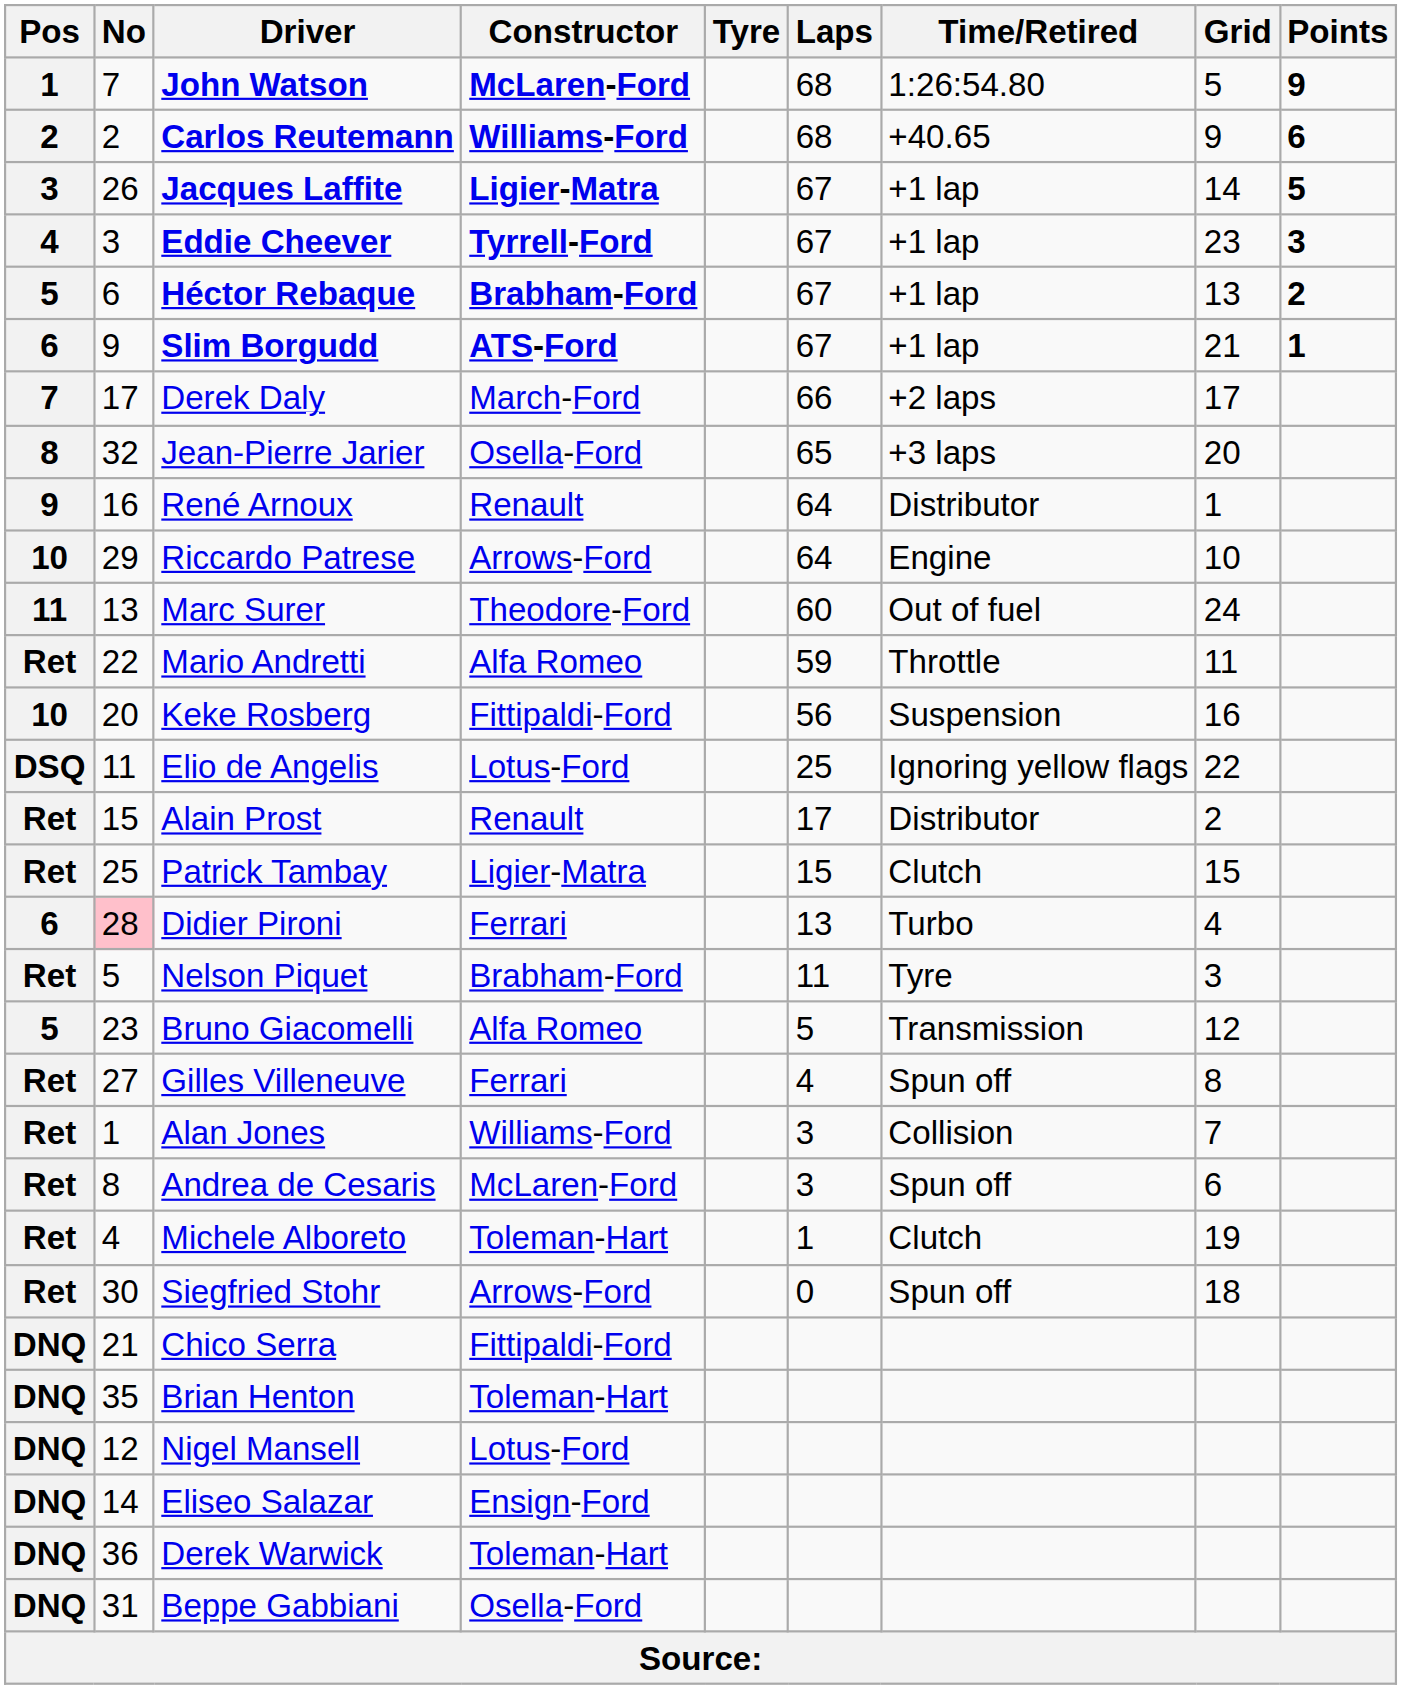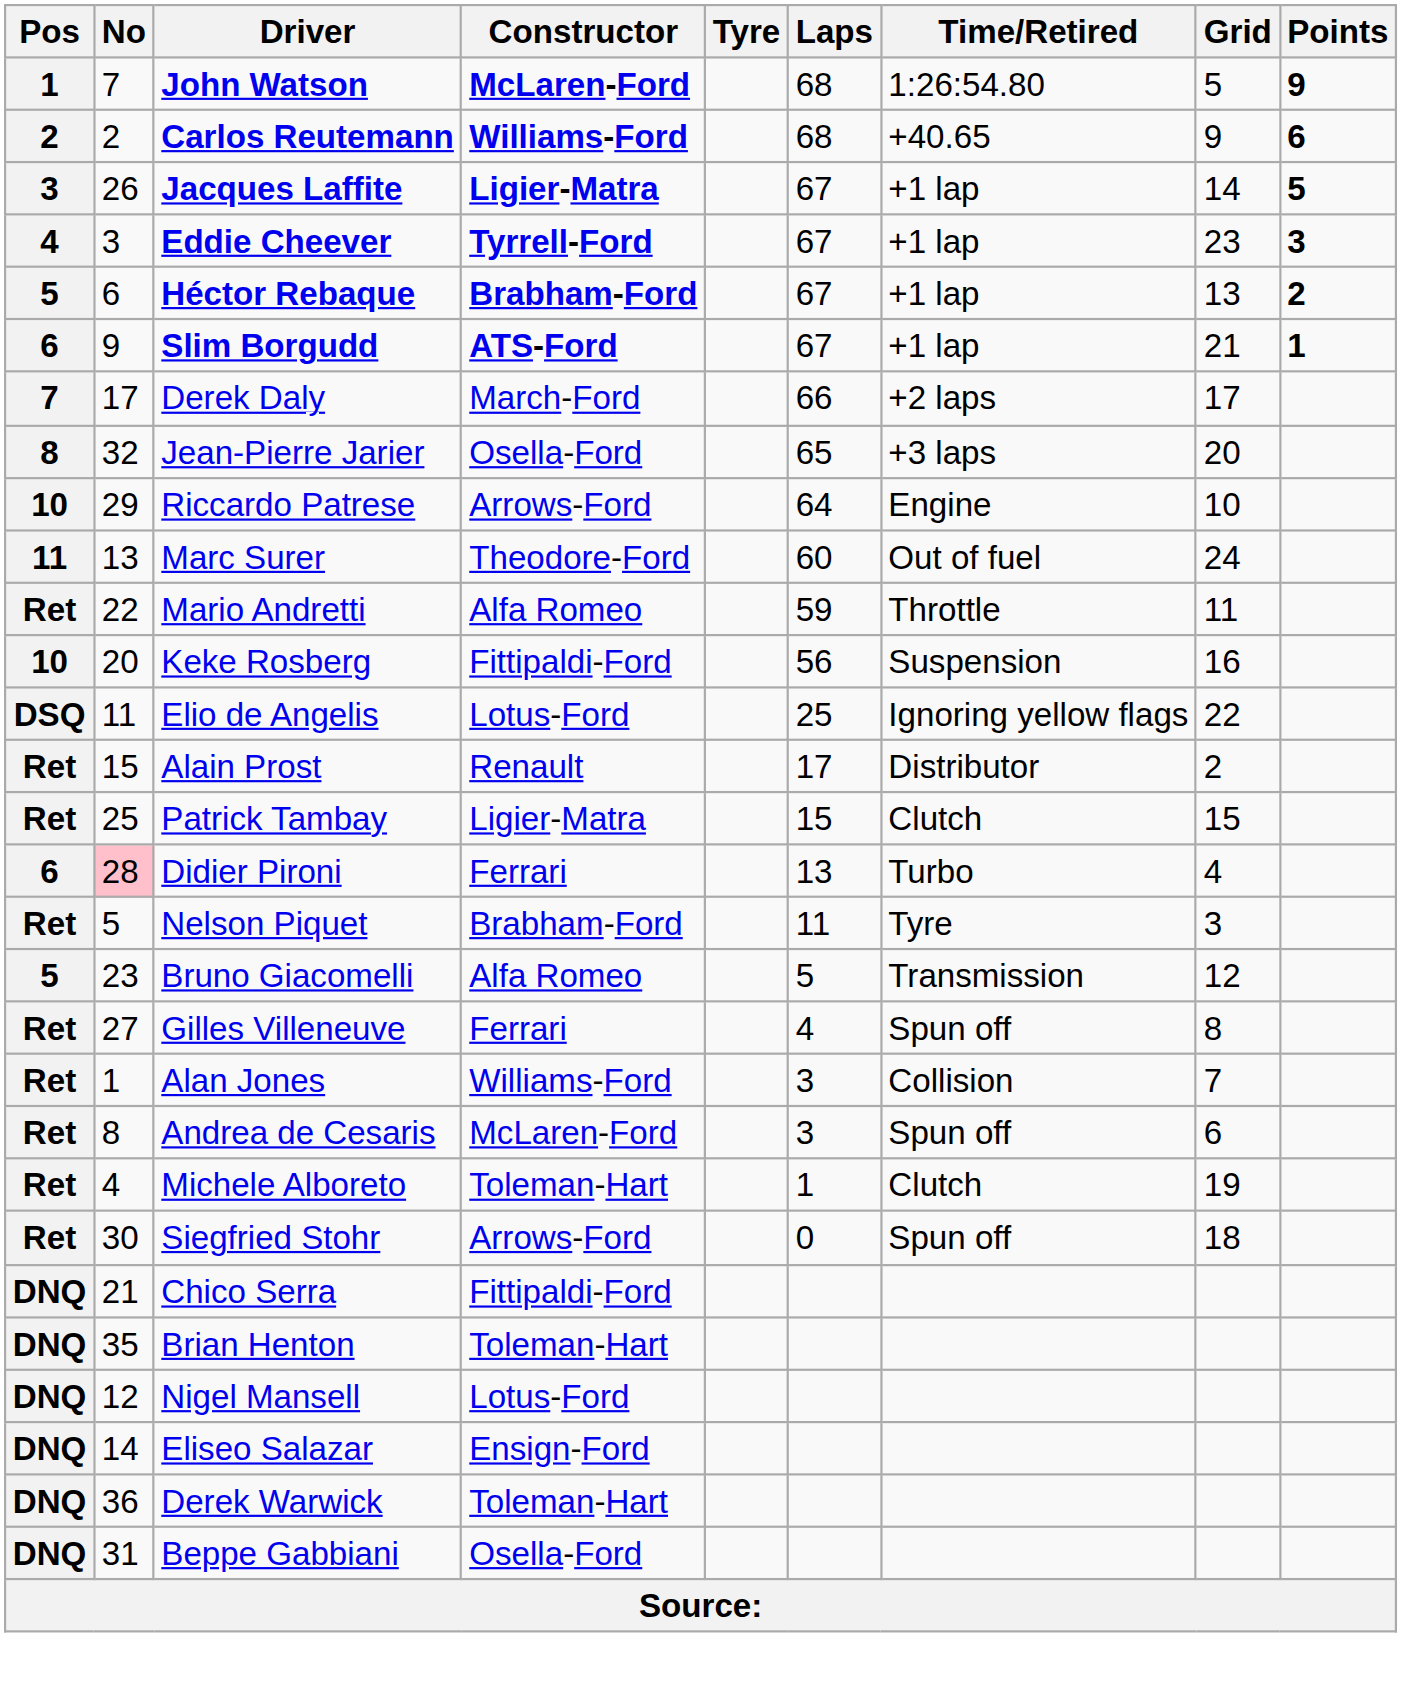- row: (257, 504)
